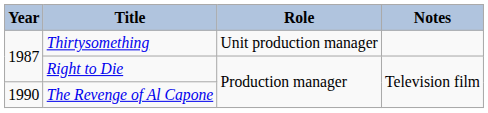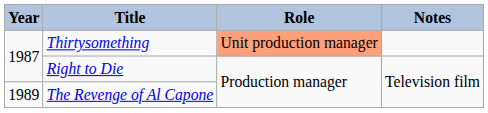(299, 43) no background -> (299, 43) lightsalmon background
(24, 95) 1990 -> (24, 95) 1989
